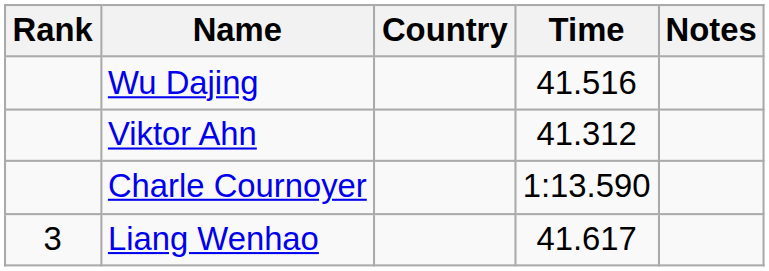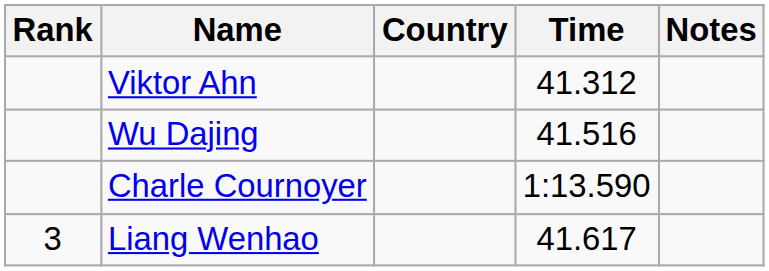rows swapped: (182, 134) <-> (183, 82)
